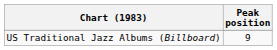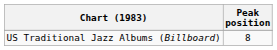(248, 38) 9 -> (248, 38) 8
